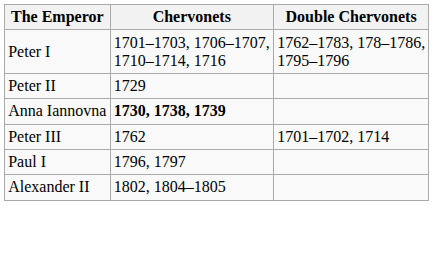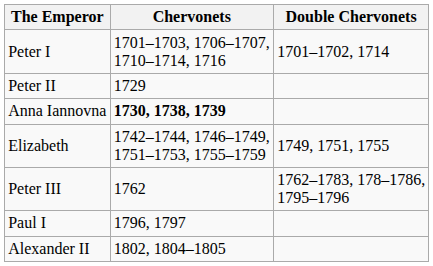(351, 51) 1762–1783, 178–1786, 1795–1796 -> (333, 51) 1701–1702, 1714
+ row: (38, 145)
(333, 136) 1701–1702, 1714 -> (351, 189) 1762–1783, 178–1786, 1795–1796
